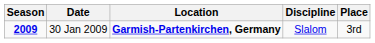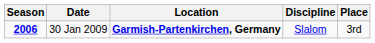(26, 29) 2009 -> (26, 29) 2006
